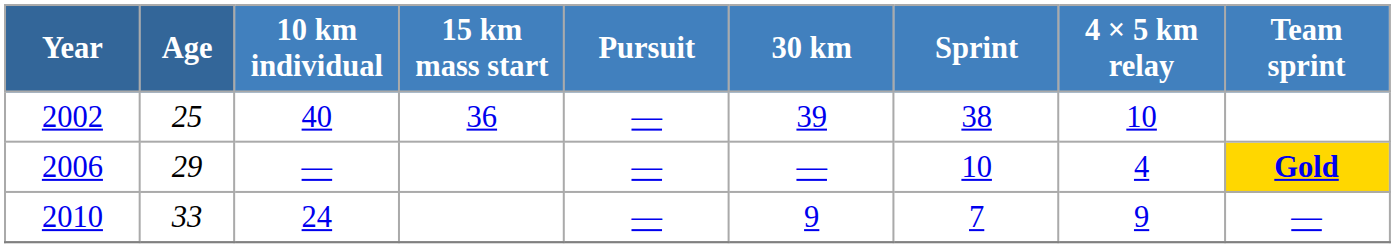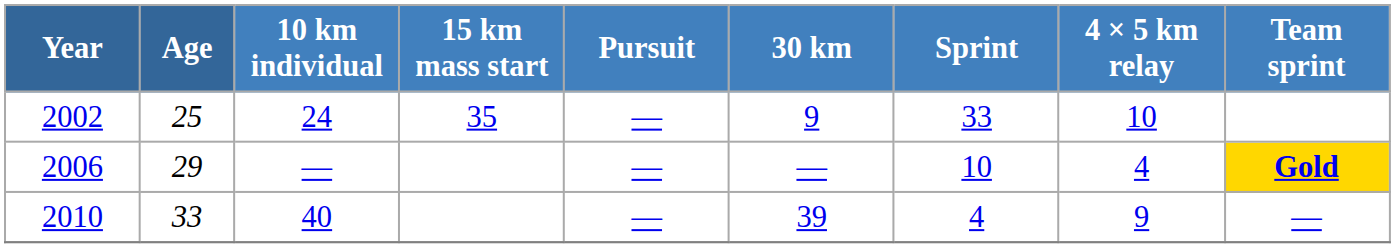(317, 116) 40 -> (317, 116) 24
(482, 116) 36 -> (482, 116) 35
(812, 116) 39 -> (812, 116) 9
(977, 116) 38 -> (977, 116) 33
(317, 217) 24 -> (317, 217) 40
(812, 217) 9 -> (812, 217) 39
(977, 217) 7 -> (977, 217) 4
